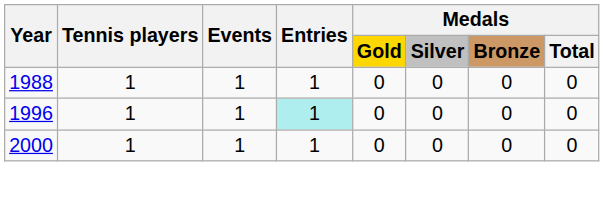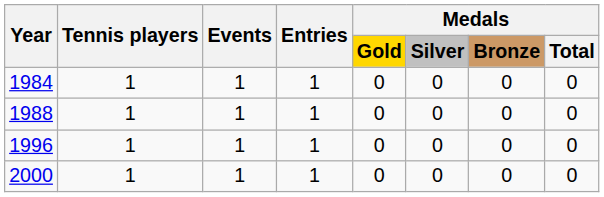+ row: (31, 82)
(314, 113) paleturquoise background -> (314, 144) no background
